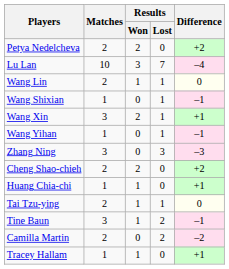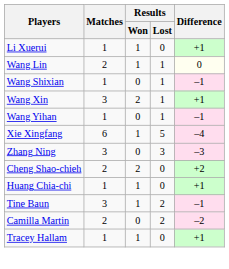- row: (43, 47)
+ row: (27, 47)
- row: (22, 65)
+ row: (35, 134)
- row: (33, 203)
